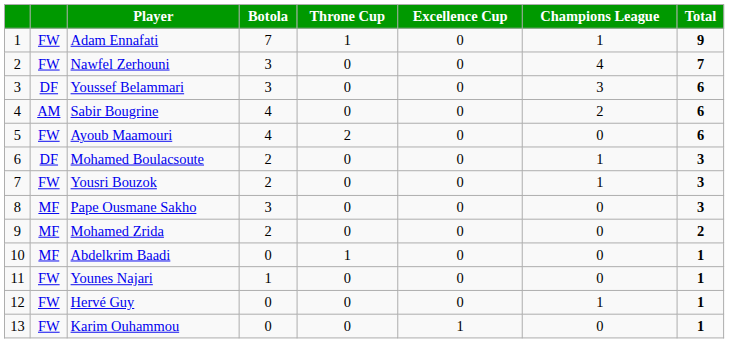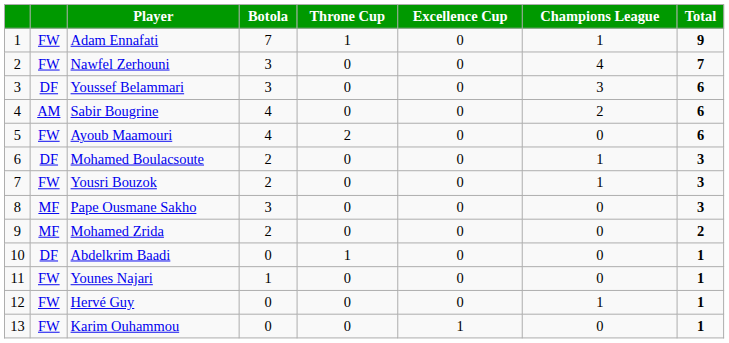(49, 254) MF -> (49, 254) DF
